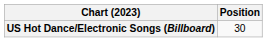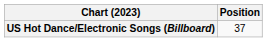(240, 28) 30 -> (240, 28) 37
